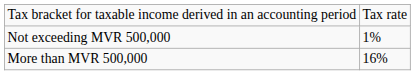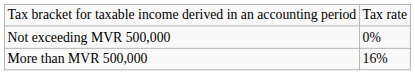(372, 37) 1% -> (372, 37) 0%
